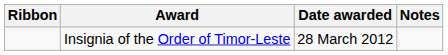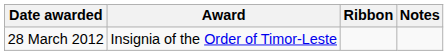columns swapped: (33, 15) <-> (345, 15)
